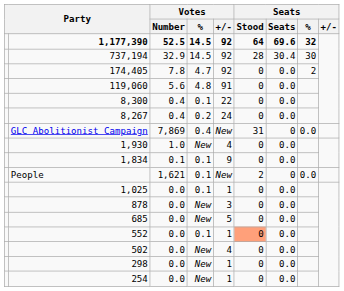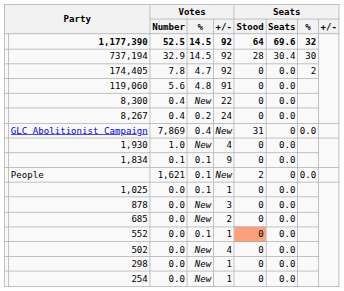(203, 101) 0.1 -> (203, 101) New
(229, 219) 5 -> (229, 219) 2
